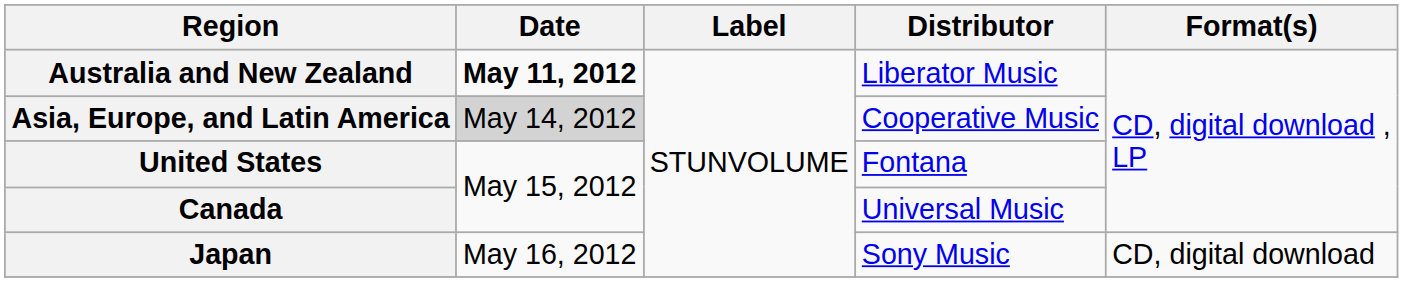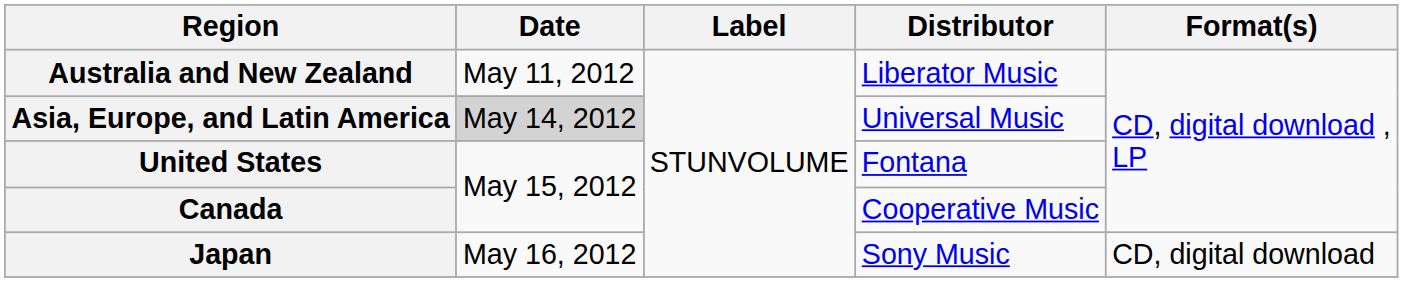(550, 72) bold -> (549, 72) normal
(980, 118) Cooperative Music -> (963, 118) Universal Music
(963, 208) Universal Music -> (980, 208) Cooperative Music
